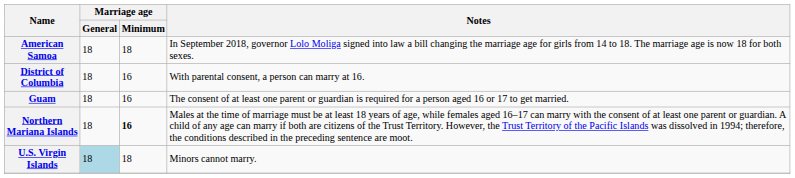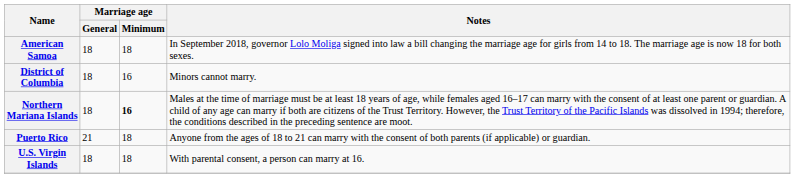(267, 77) With parental consent, a person can marry at 16. -> (213, 77) Minors cannot marry.
- row: (42, 99)
+ row: (42, 137)
(87, 159) lightblue background -> (87, 159) no background
(213, 159) Minors cannot marry. -> (267, 159) With parental consent, a person can marry at 16.
